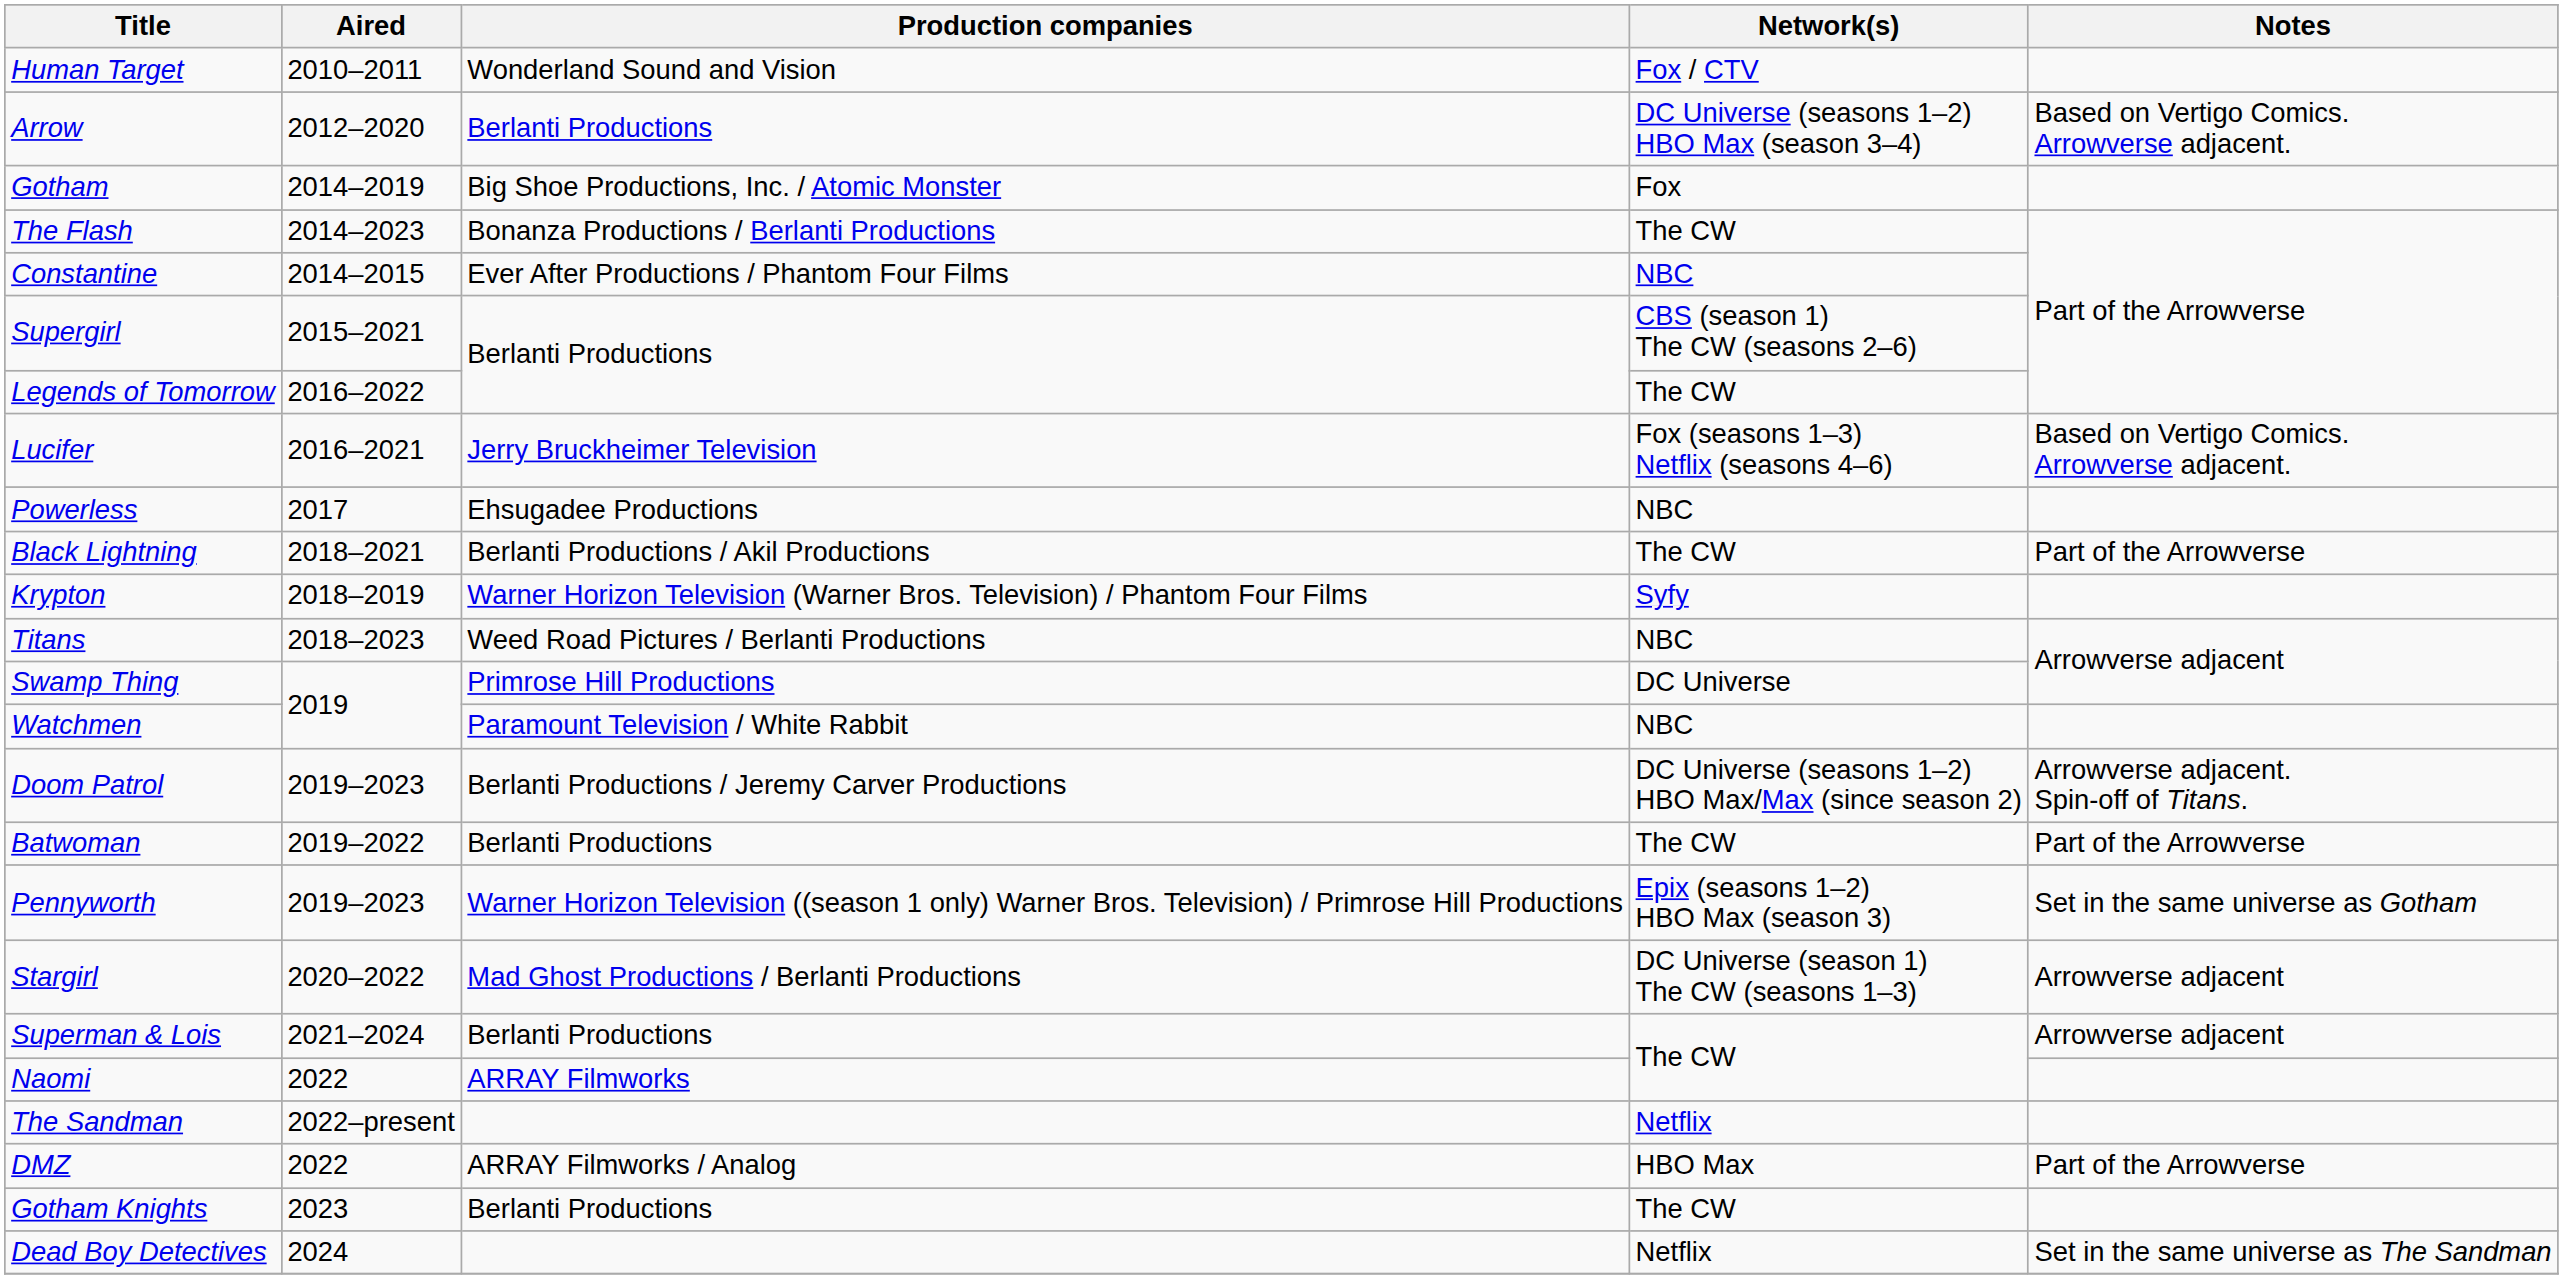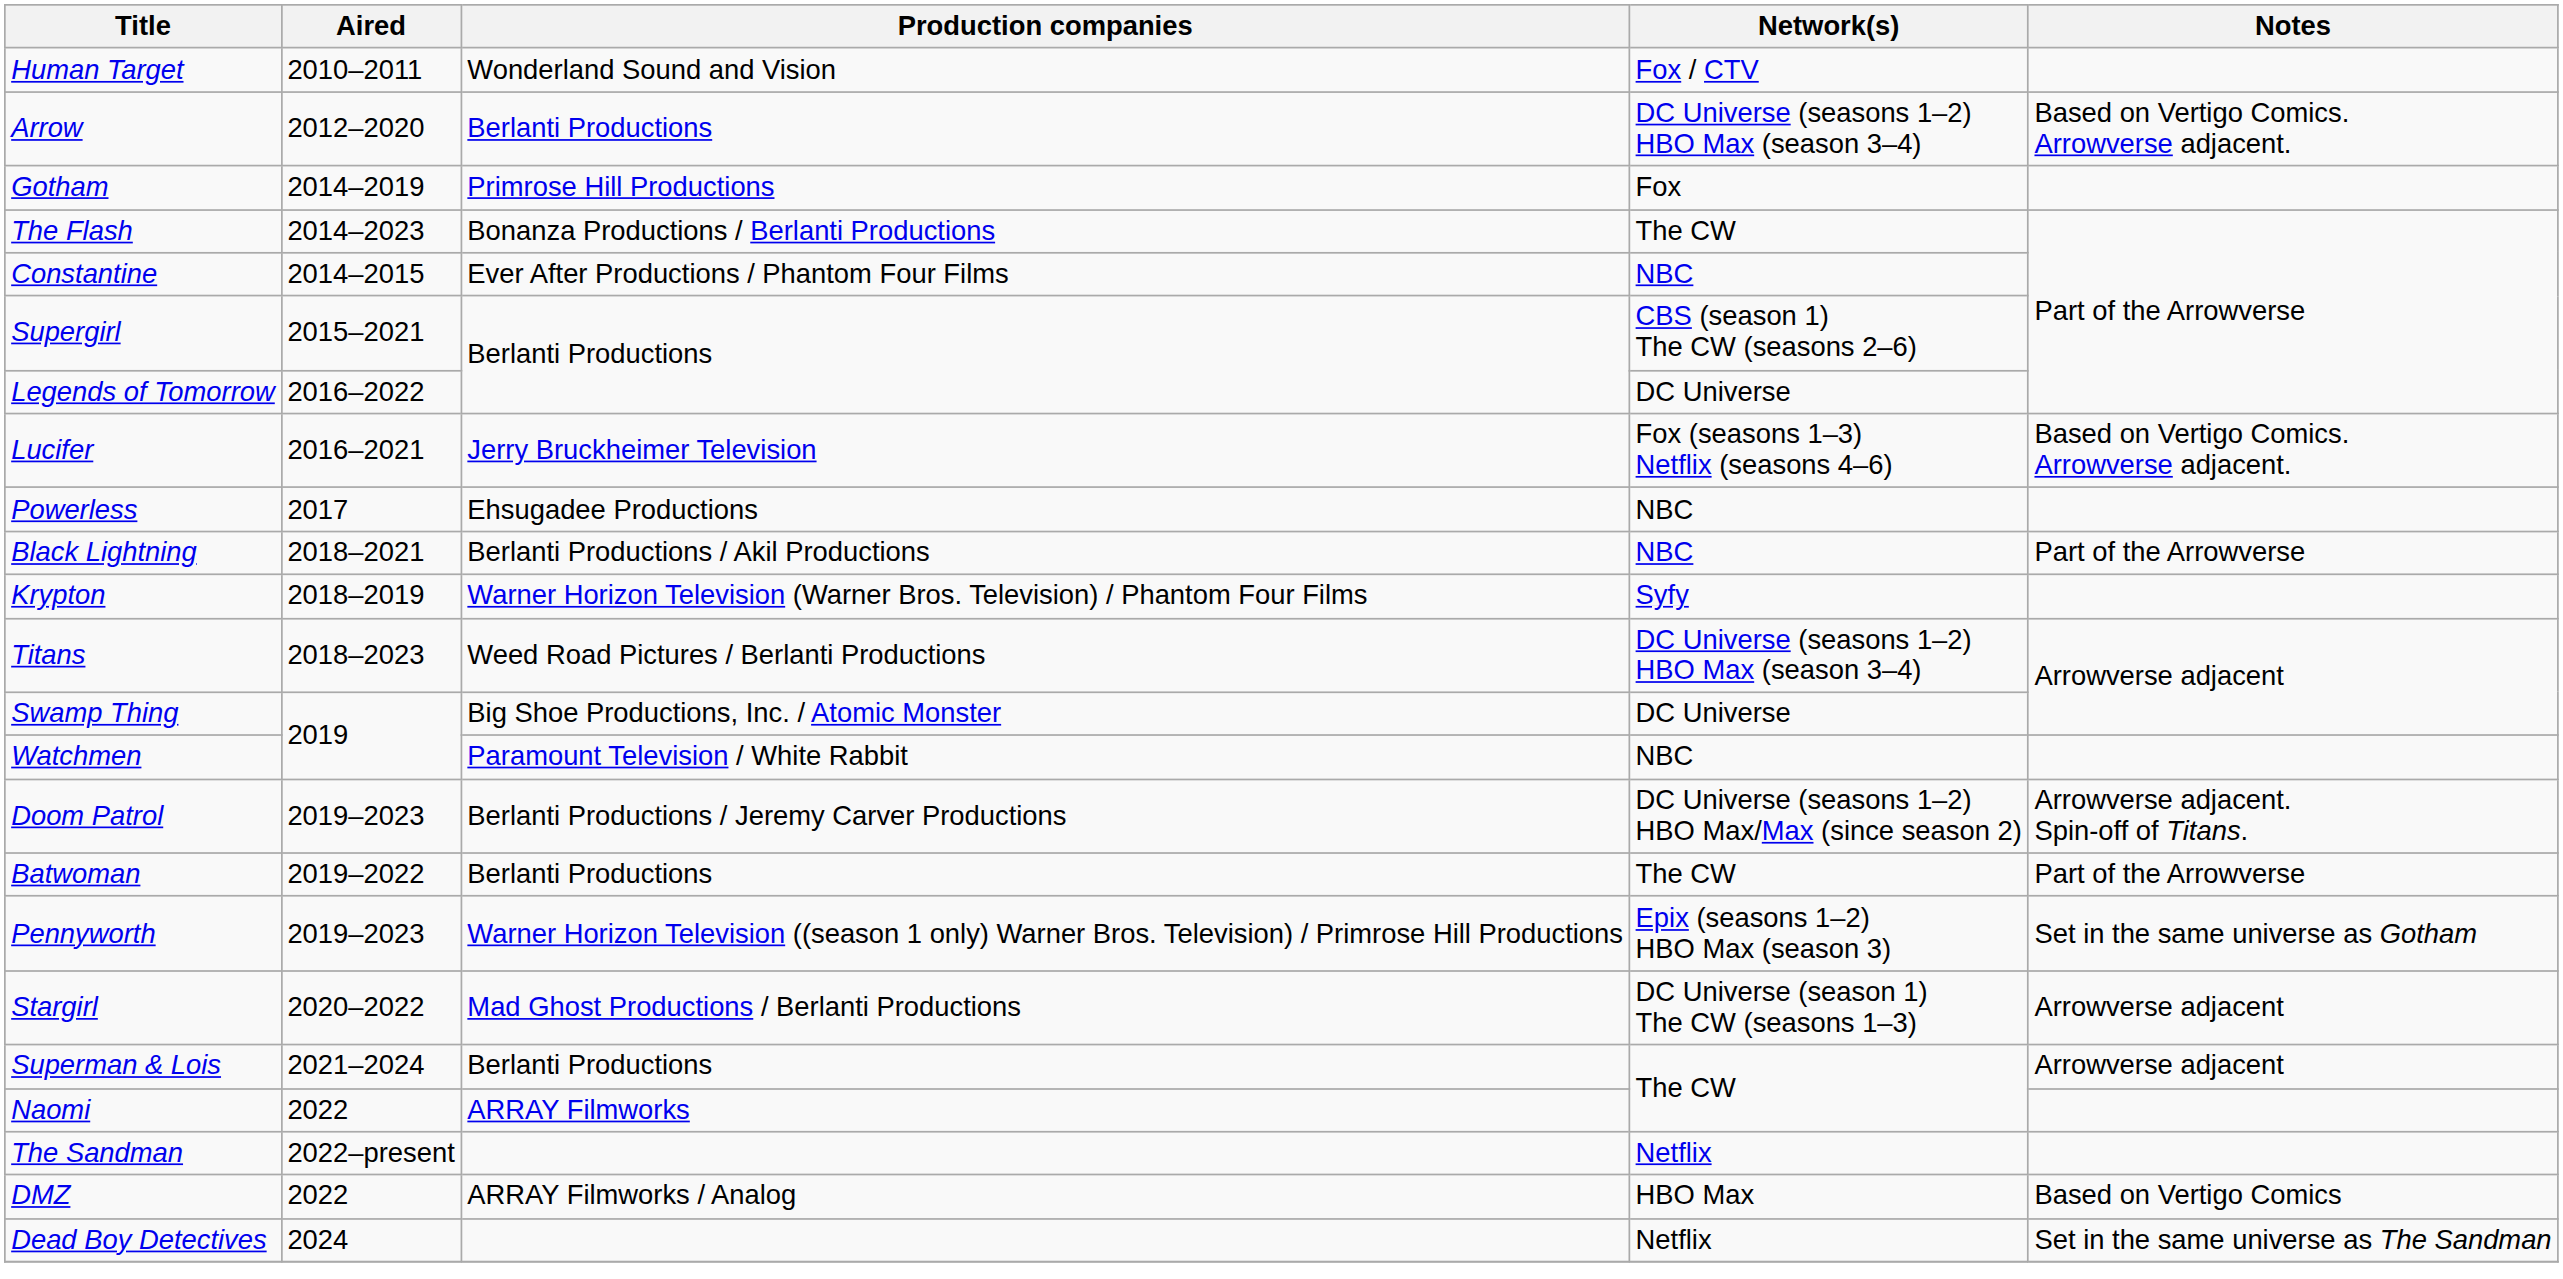(734, 187) Big Shoe Productions, Inc. / Atomic Monster -> (621, 187) Primrose Hill Productions
(1686, 391) The CW -> (1713, 391) DC Universe
(1686, 552) The CW -> (1664, 552) NBC
(1664, 639) NBC -> (1804, 654) DC Universe (seasons 1–2) HBO Max (season 3–4)
(621, 682) Primrose Hill Productions -> (734, 713) Big Shoe Productions, Inc. / Atomic Monster
(2170, 1165) Part of the Arrowverse -> (2188, 1196) Based on Vertigo Comics
- row: (109, 1208)
